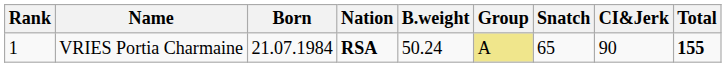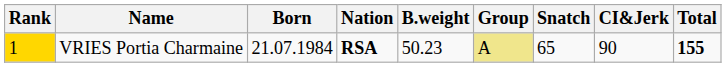(13, 47) no background -> (13, 47) gold background
(422, 47) 50.24 -> (422, 47) 50.23
